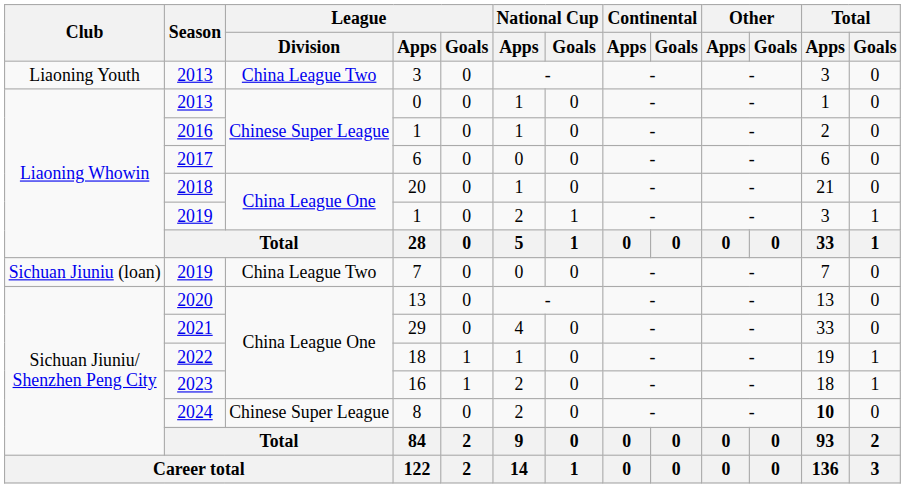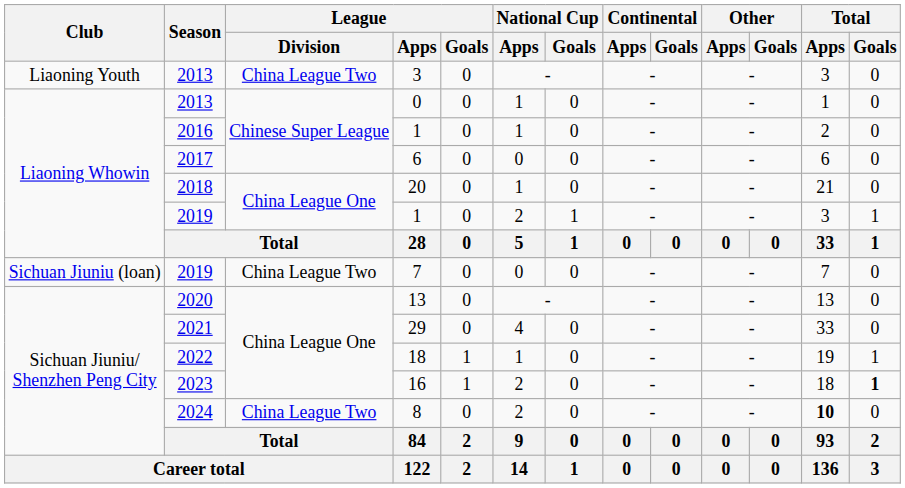(875, 384) normal -> (875, 384) bold
(309, 412) Chinese Super League -> (309, 412) China League Two
